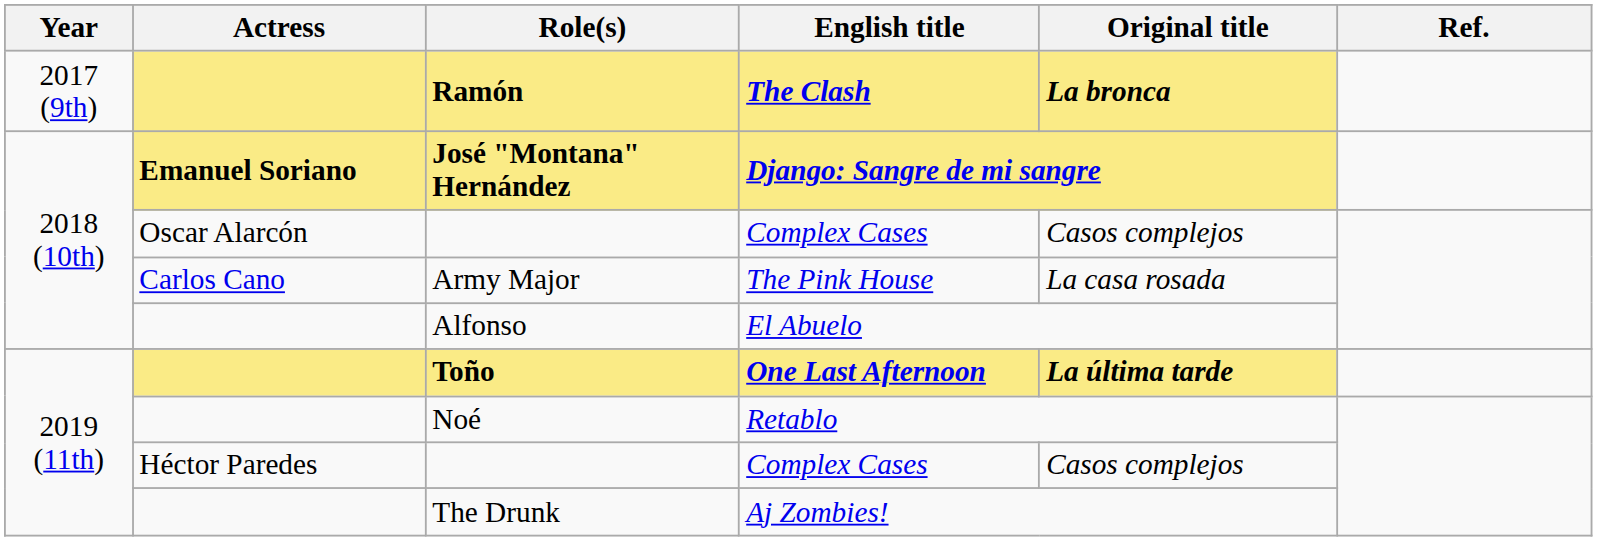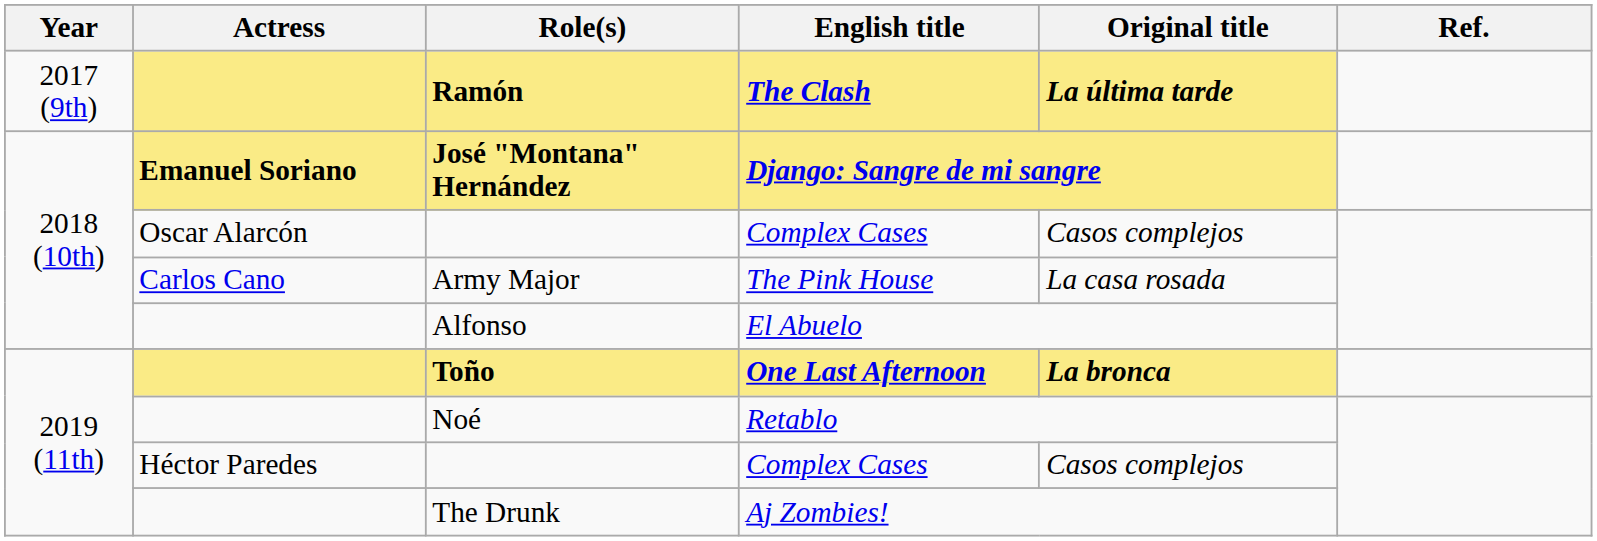(1108, 90) La bronca -> (1140, 90) La última tarde
(1140, 372) La última tarde -> (1108, 372) La bronca
